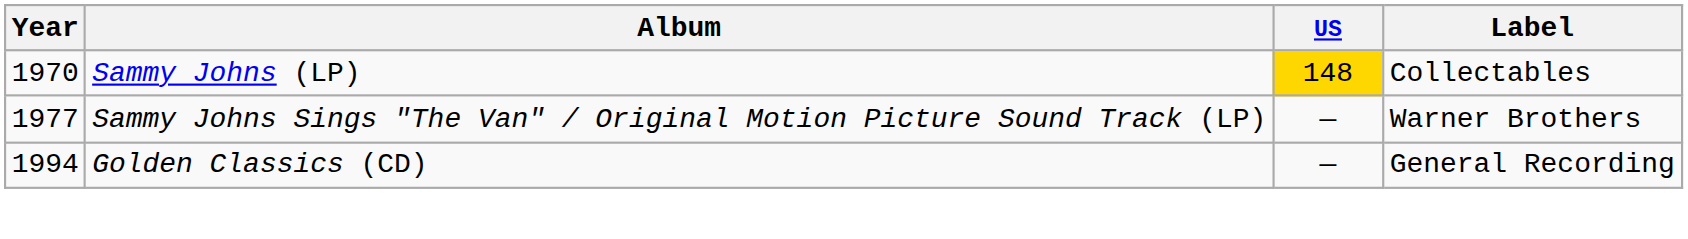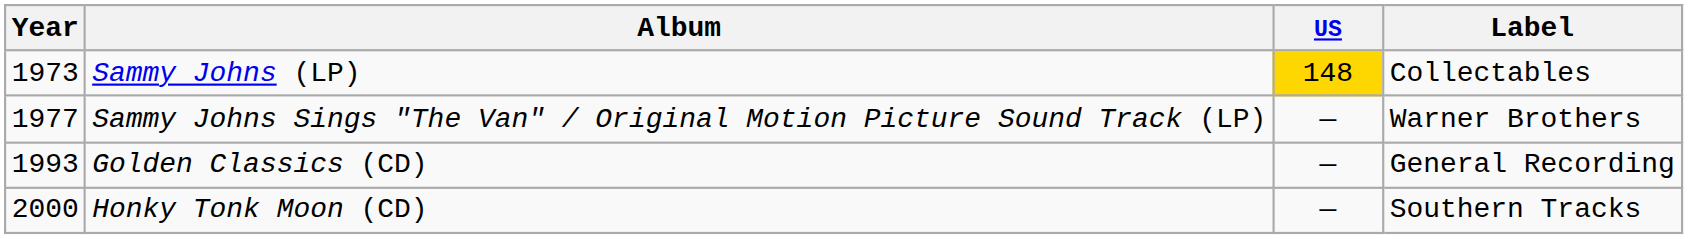(45, 73) 1970 -> (45, 73) 1973
(45, 165) 1994 -> (45, 165) 1993
+ row: (260, 210)
